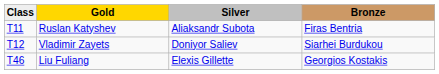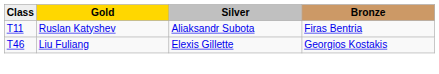- row: (74, 45)
